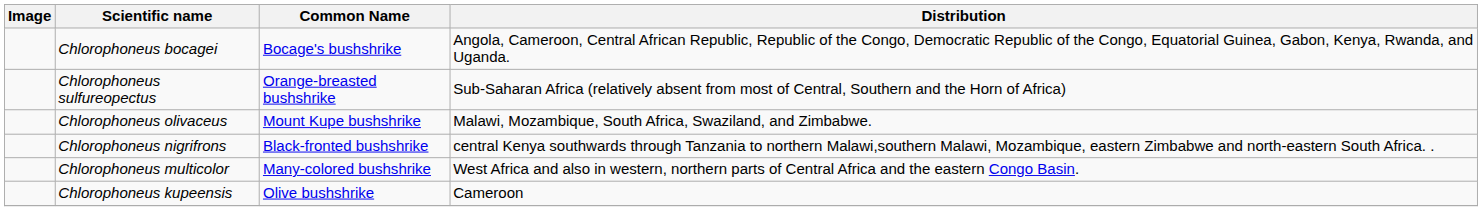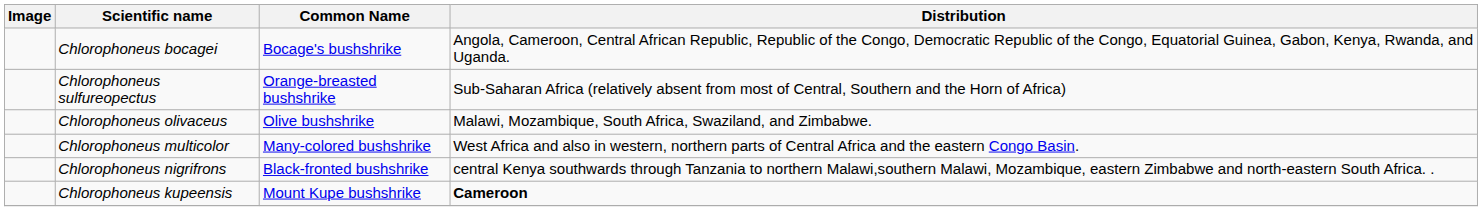(342, 121) Mount Kupe bushshrike -> (319, 121) Olive bushshrike
rows swapped: (144, 169) <-> (142, 145)
(319, 193) Olive bushshrike -> (342, 193) Mount Kupe bushshrike
(488, 193) normal -> (490, 193) bold
